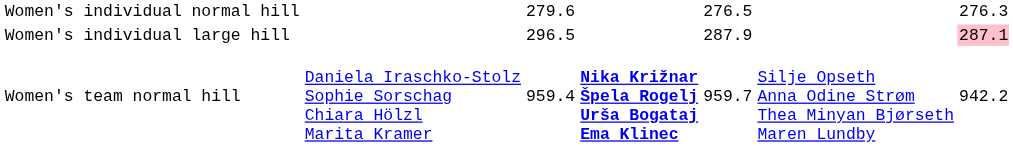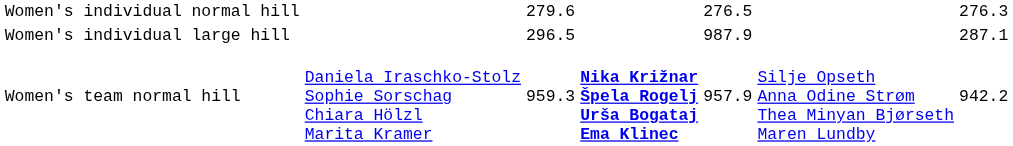(728, 35) 287.9 -> (728, 35) 987.9
(984, 35) pink background -> (984, 35) no background
(551, 97) 959.4 -> (551, 97) 959.3
(728, 97) 959.7 -> (728, 97) 957.9
